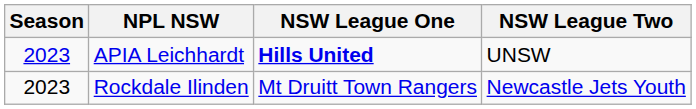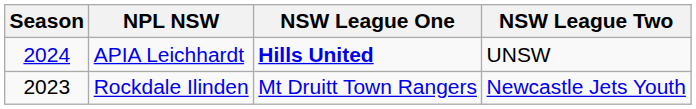(47, 54) 2023 -> (47, 54) 2024
